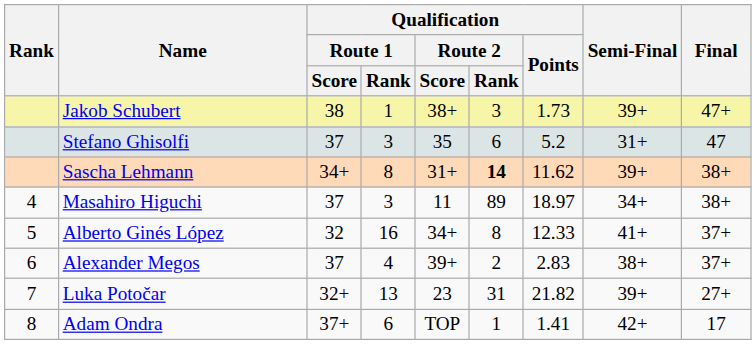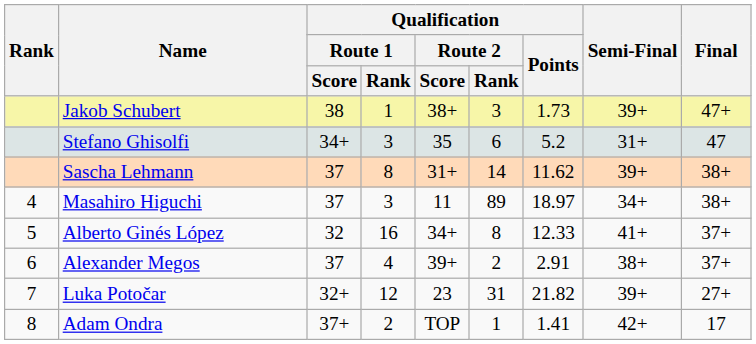(334, 141) 37 -> (334, 141) 34+
(334, 171) 34+ -> (334, 171) 37
(496, 171) bold -> (496, 171) normal
(553, 263) 2.83 -> (553, 263) 2.91
(388, 293) 13 -> (388, 293) 12
(388, 324) 6 -> (388, 324) 2
